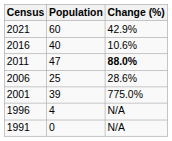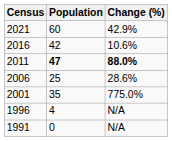(55, 45) 40 -> (55, 45) 42
(55, 62) normal -> (55, 62) bold
(55, 95) 39 -> (55, 95) 35
